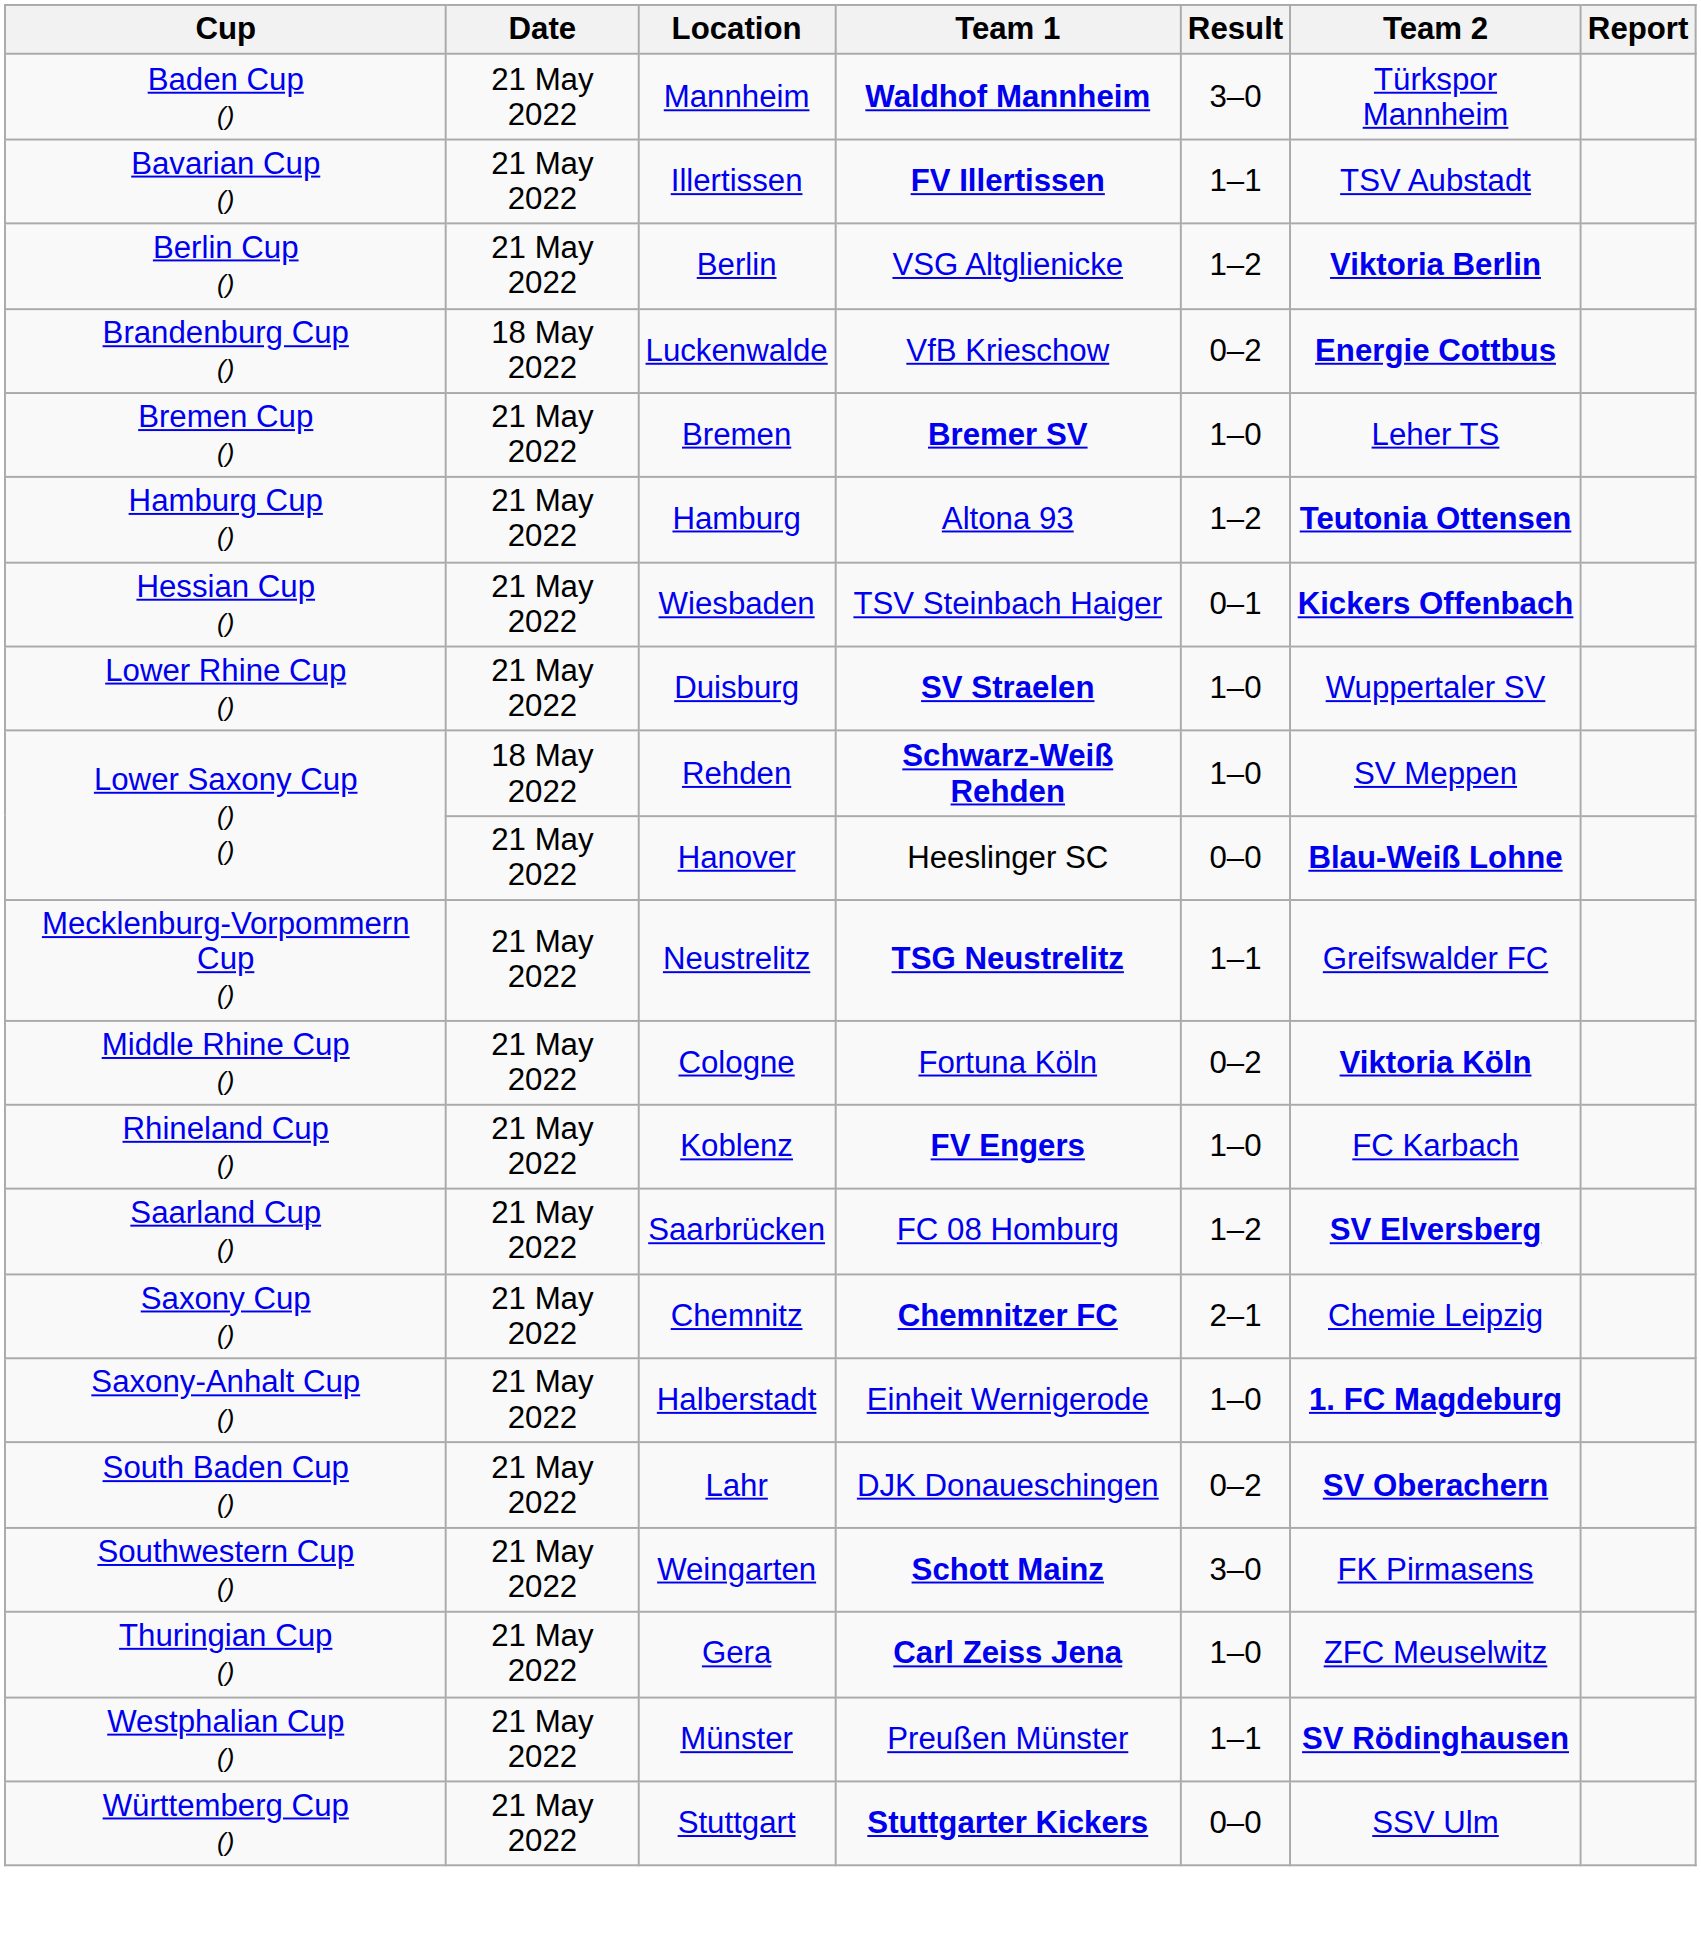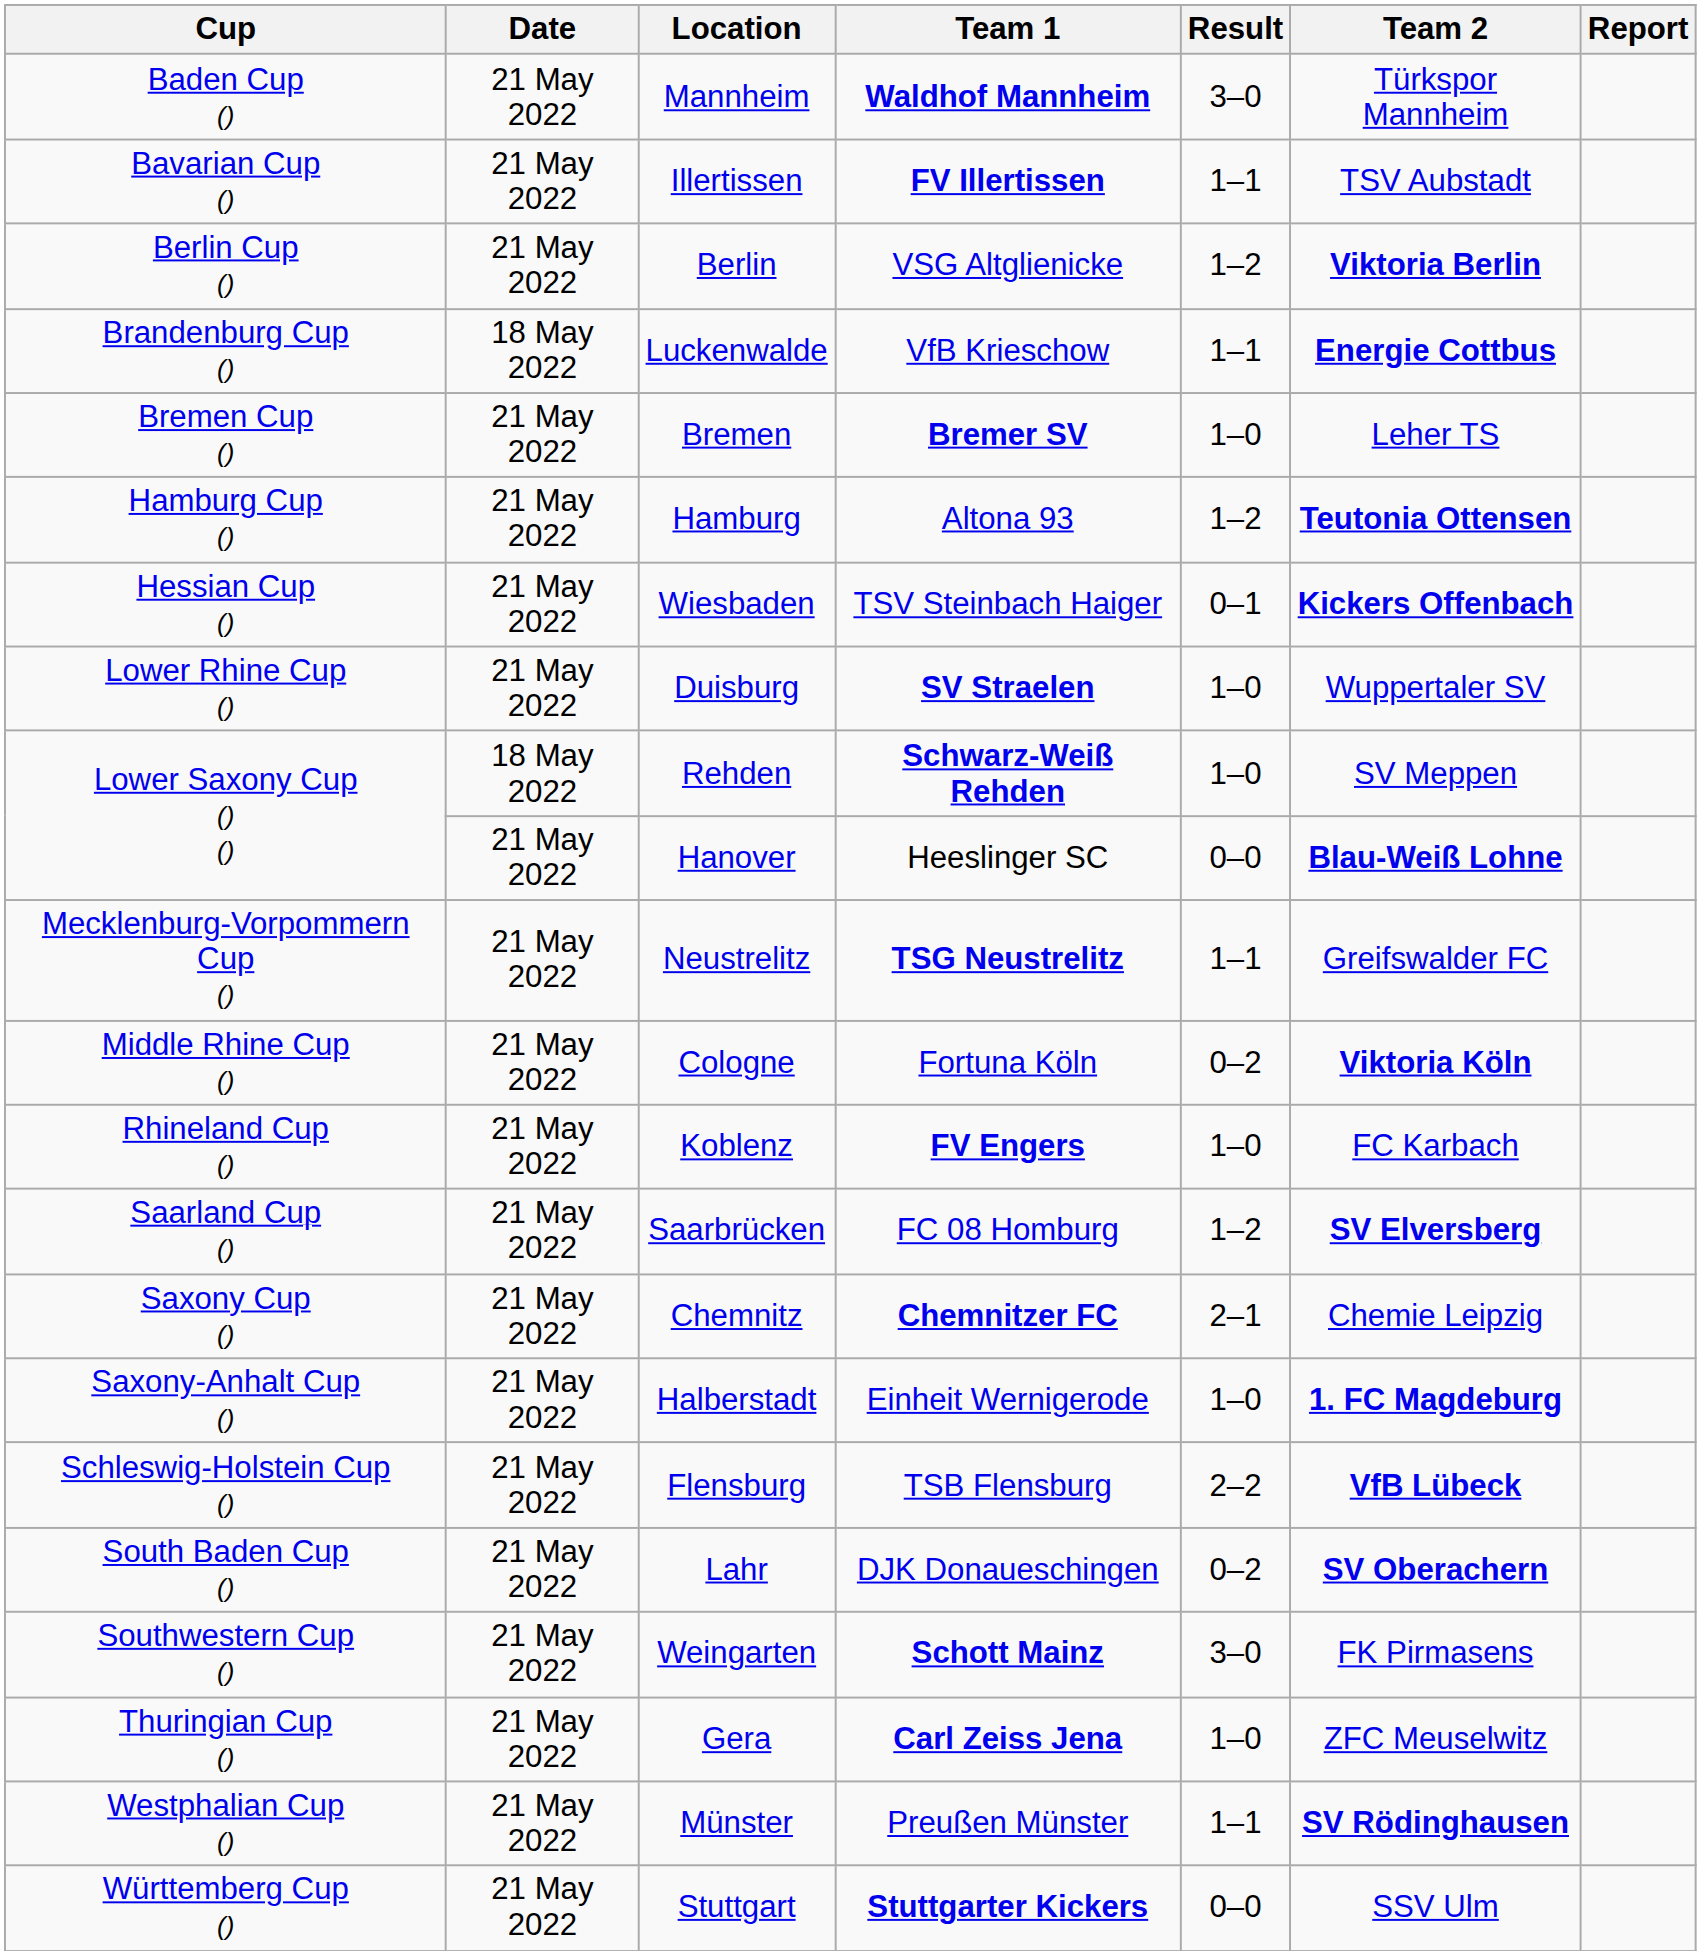(1236, 350) 0–2 -> (1236, 350) 1–1
+ row: (737, 1484)
